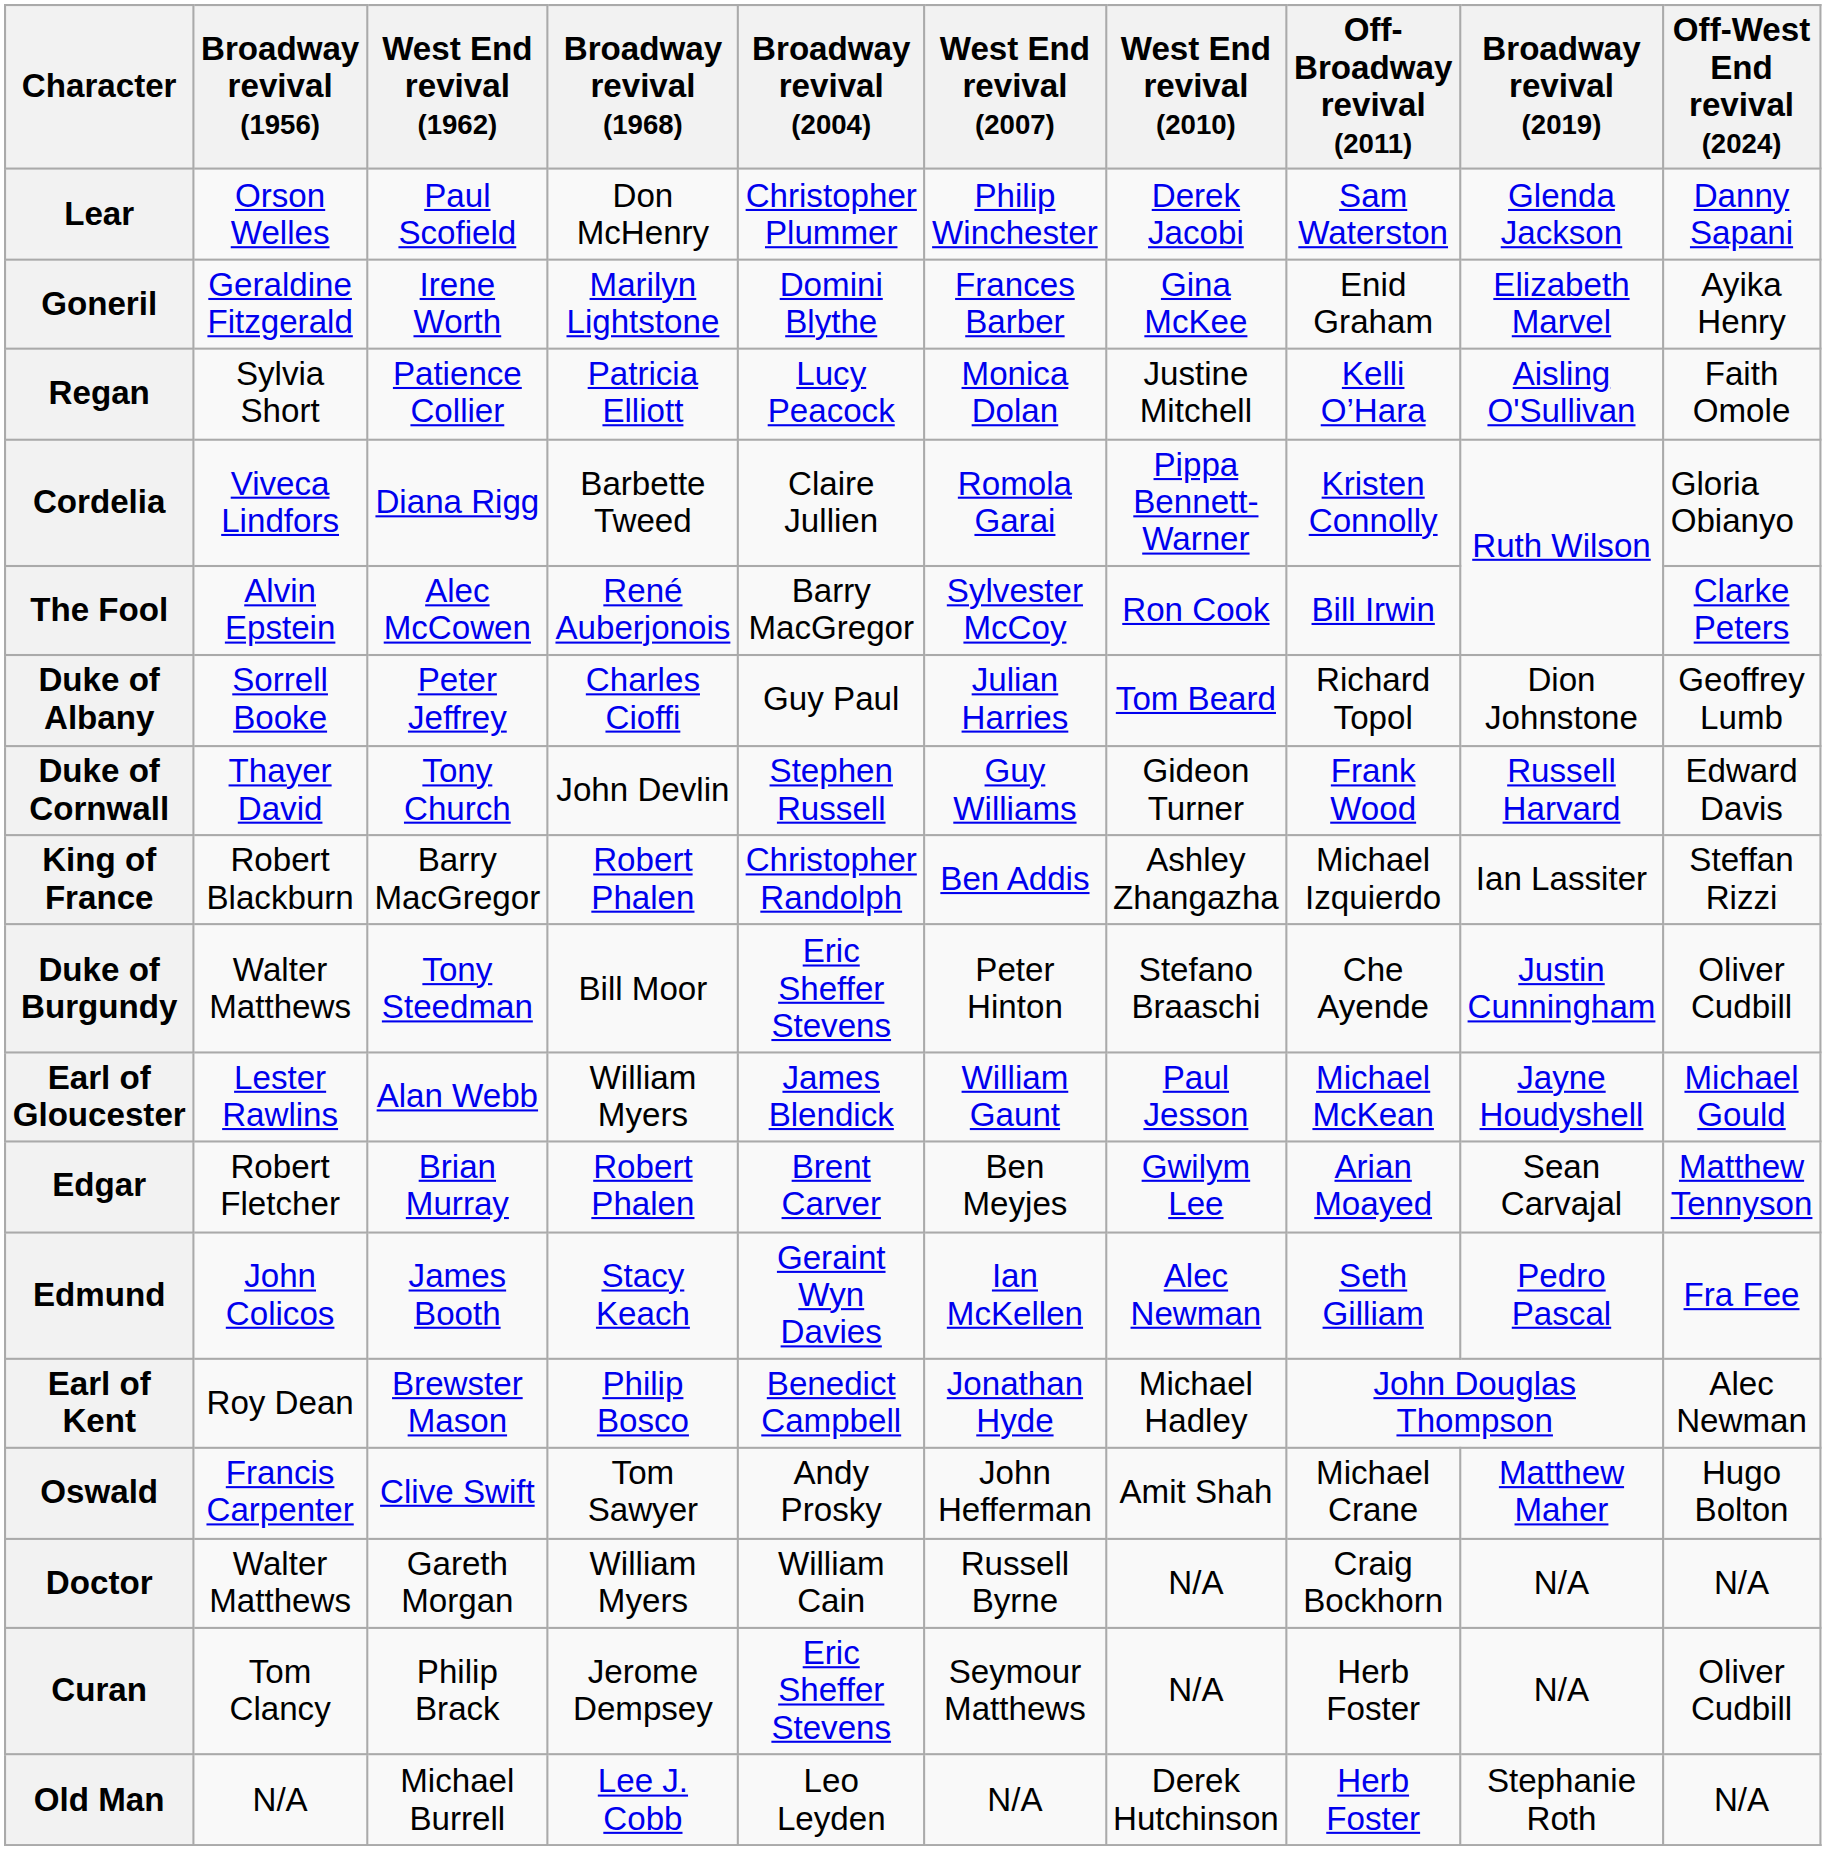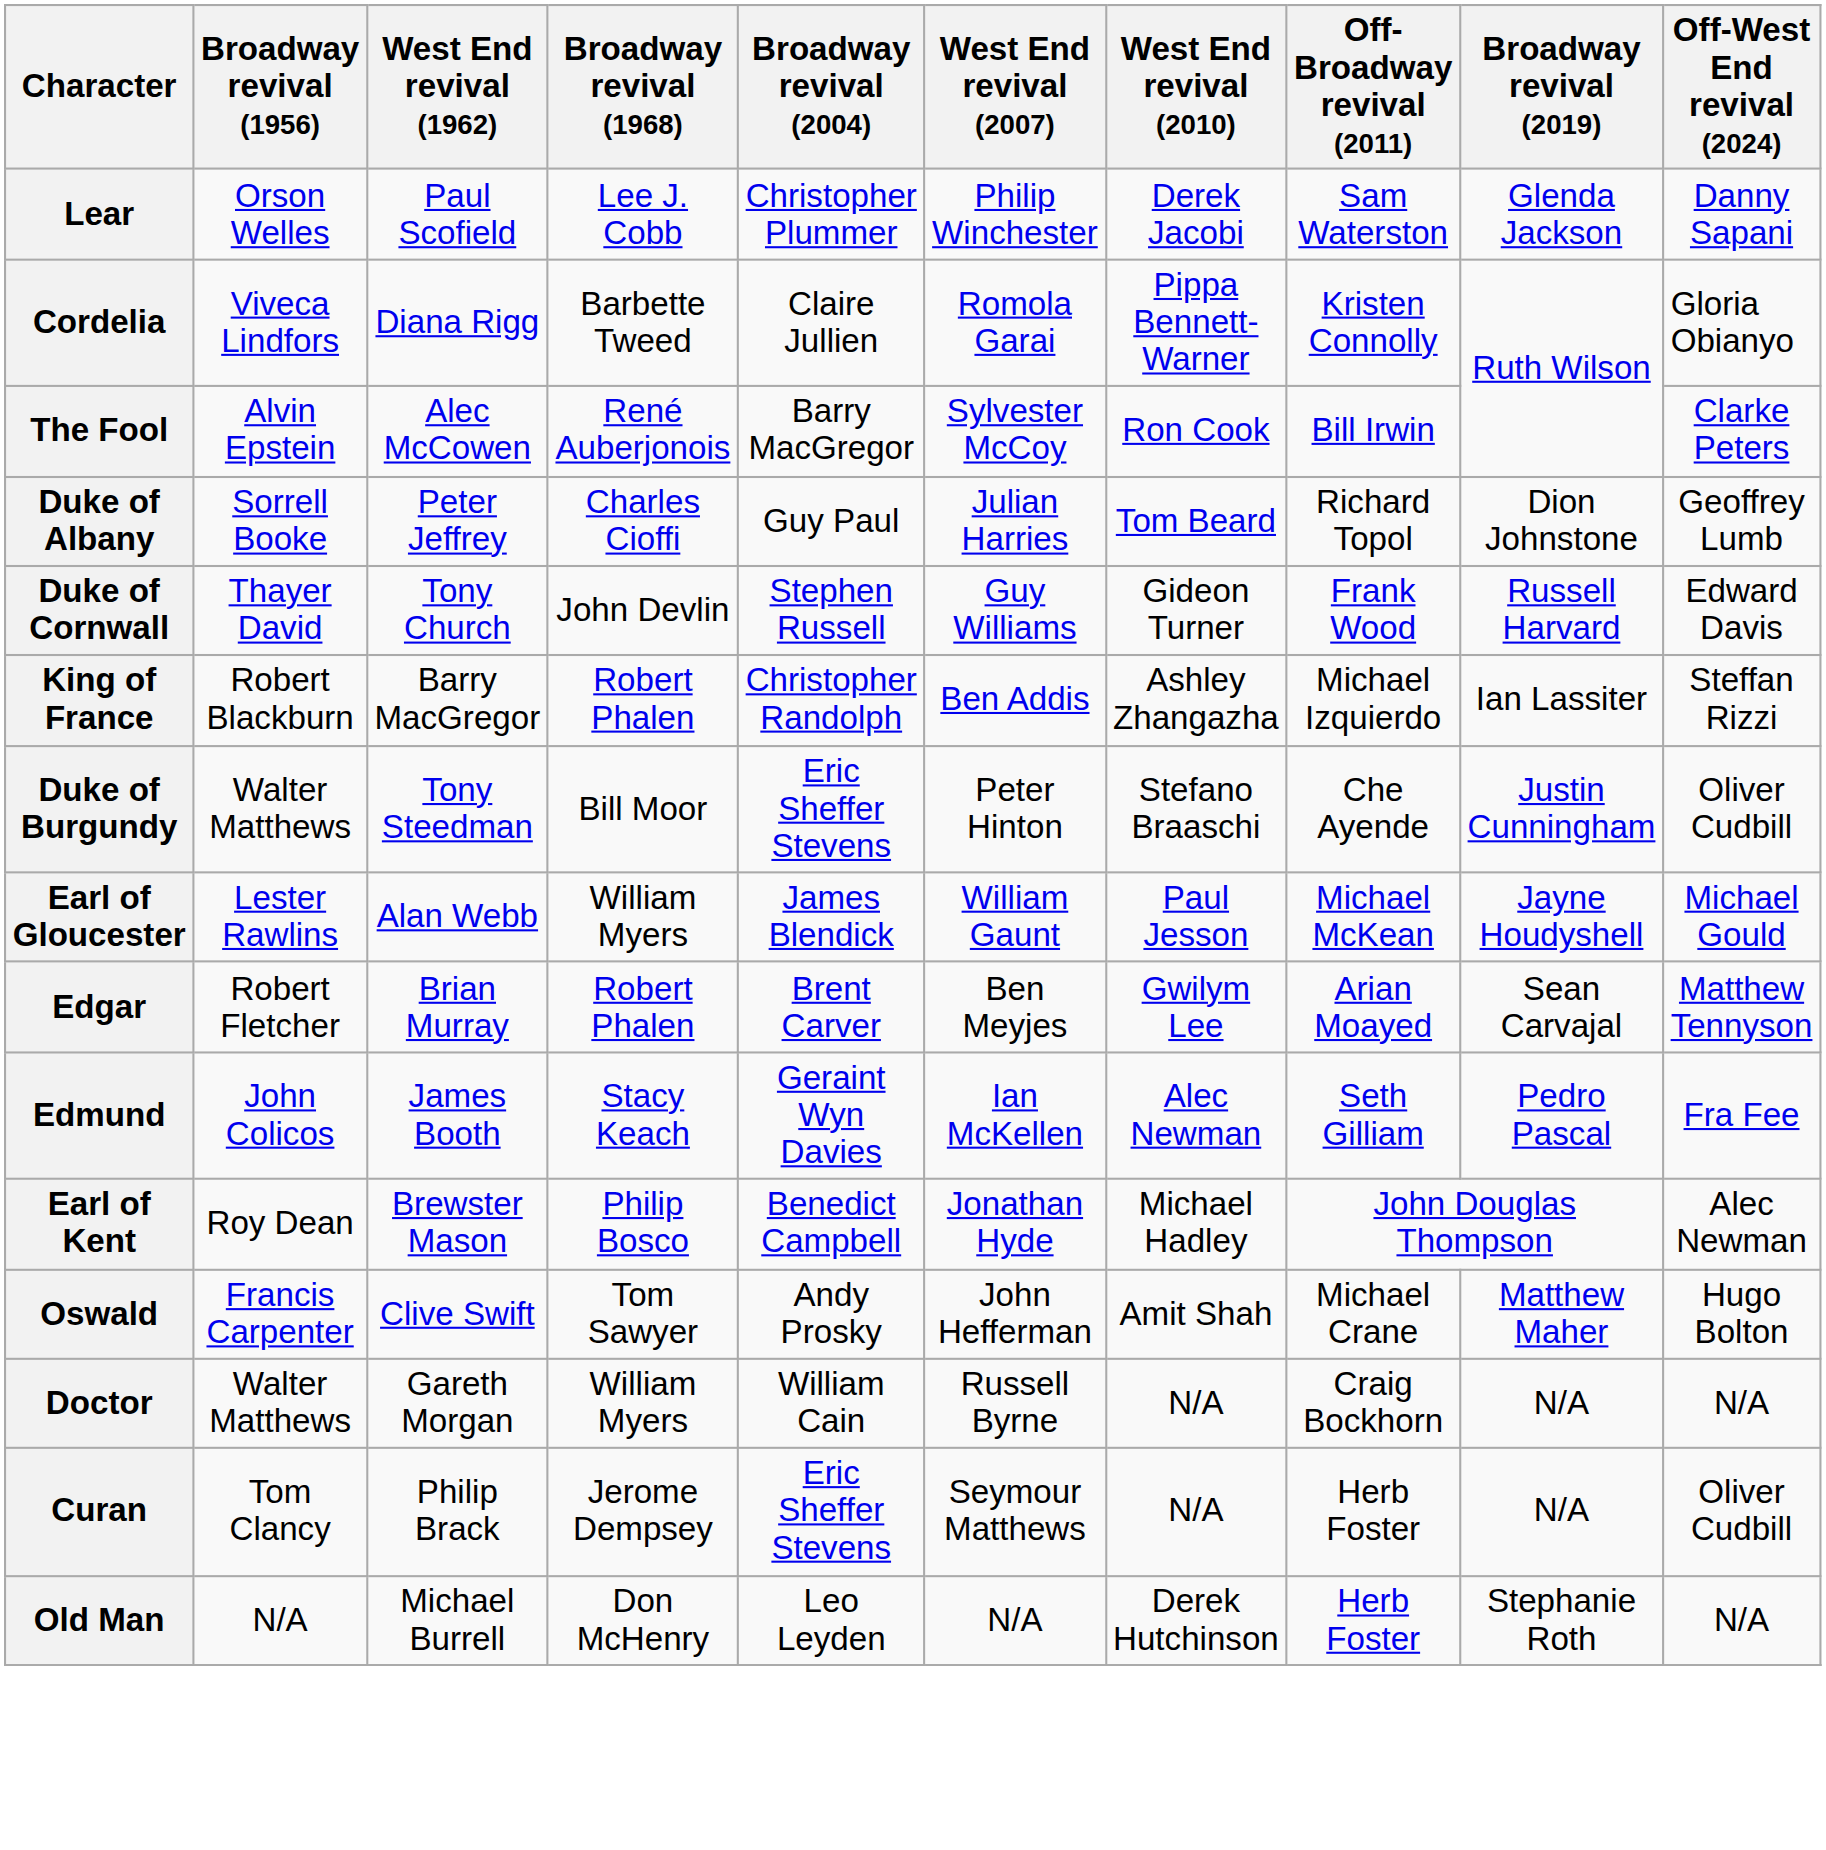(643, 213) Don McHenry -> (643, 213) Lee J. Cobb
- row: (99, 303)
- row: (99, 393)
(643, 1799) Lee J. Cobb -> (643, 1619) Don McHenry
